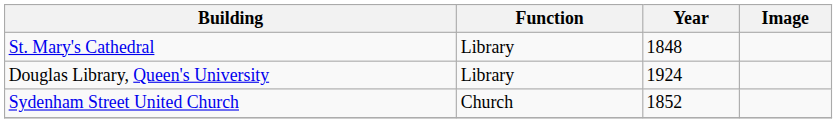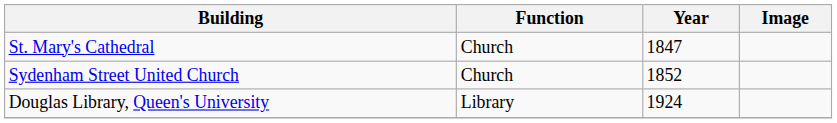(487, 46) Library -> (487, 46) Church
(664, 46) 1848 -> (664, 46) 1847
rows swapped: (124, 103) <-> (139, 74)
